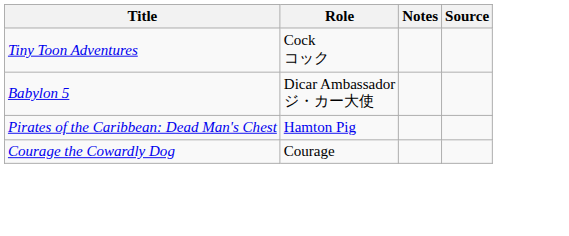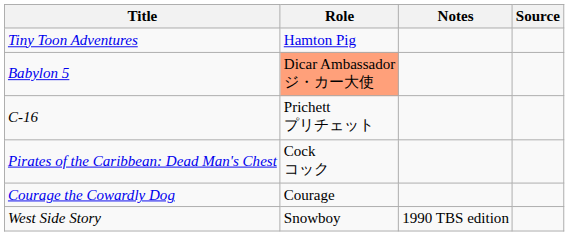(306, 49) Cock コック -> (320, 40) Hamton Pig
(340, 92) no background -> (340, 73) lightsalmon background
+ row: (23, 117)
(320, 127) Hamton Pig -> (306, 160) Cock コック
+ row: (54, 218)
